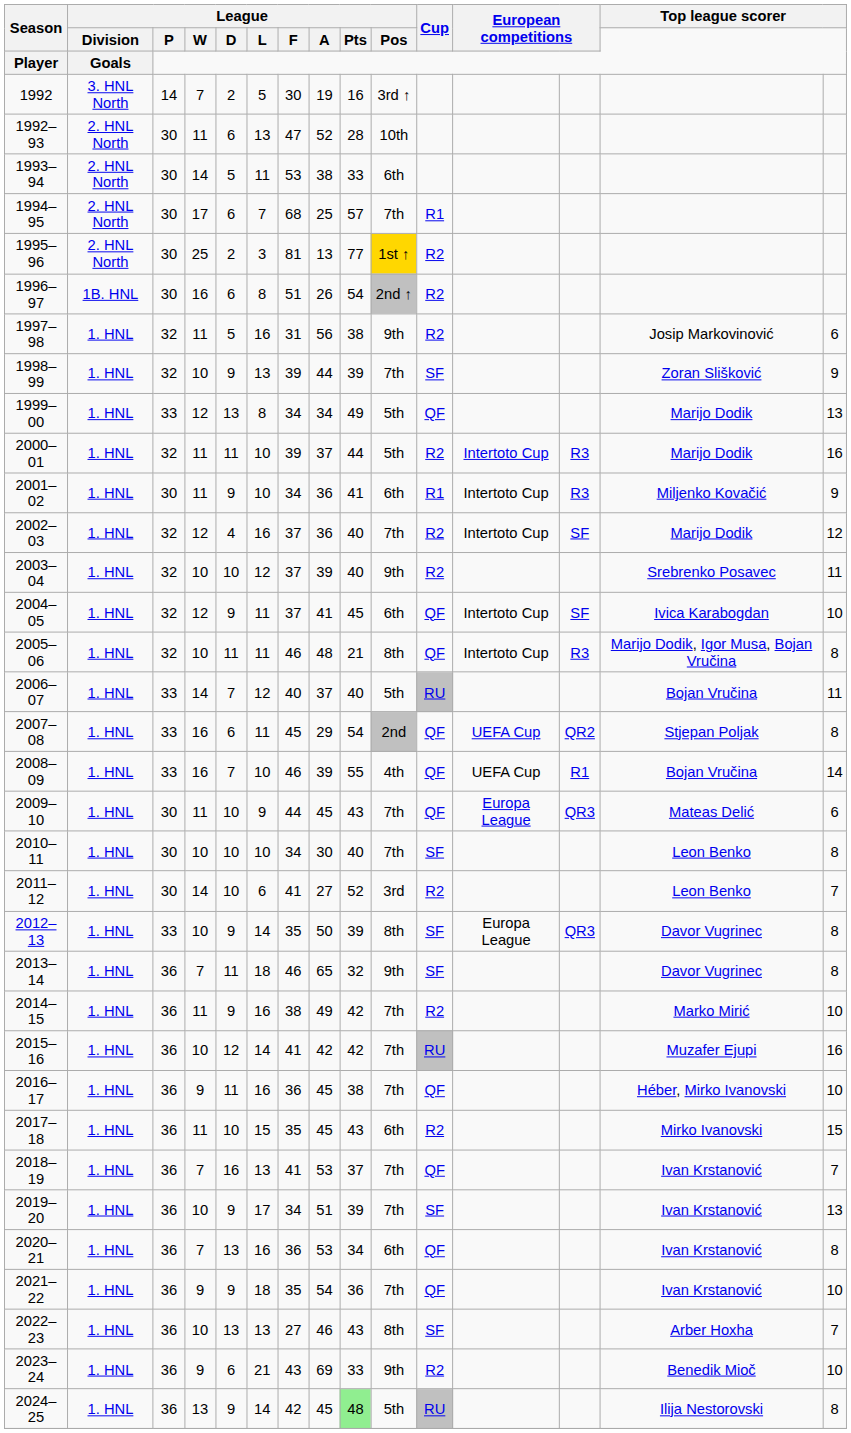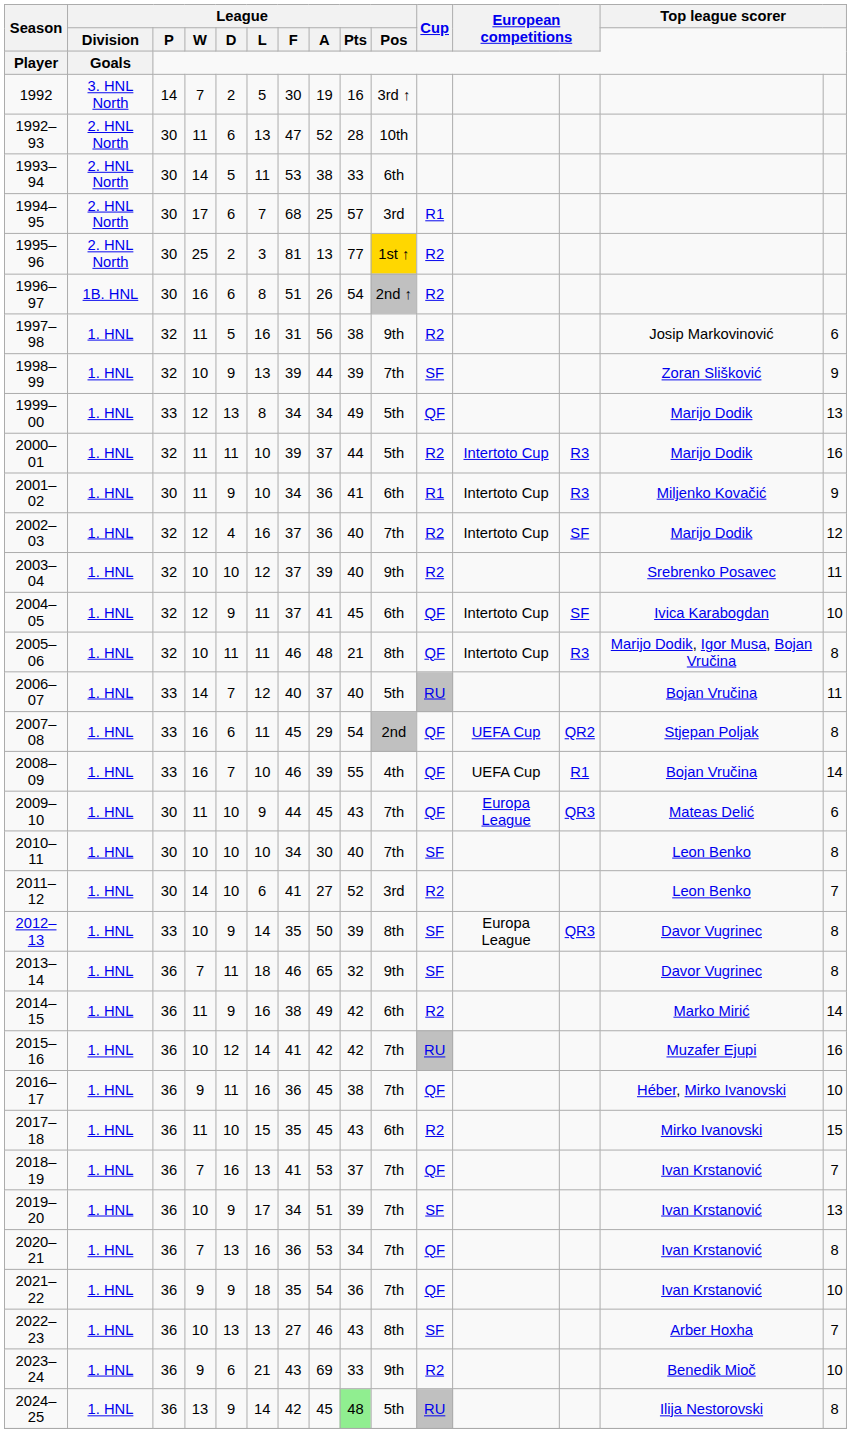(394, 214) 7th -> (394, 214) 3rd
(394, 1011) 7th -> (394, 1011) 6th
(835, 1011) 10 -> (835, 1011) 14
(394, 1250) 6th -> (394, 1250) 7th
